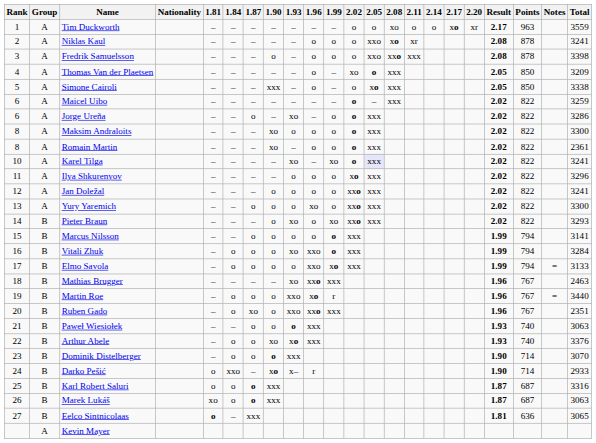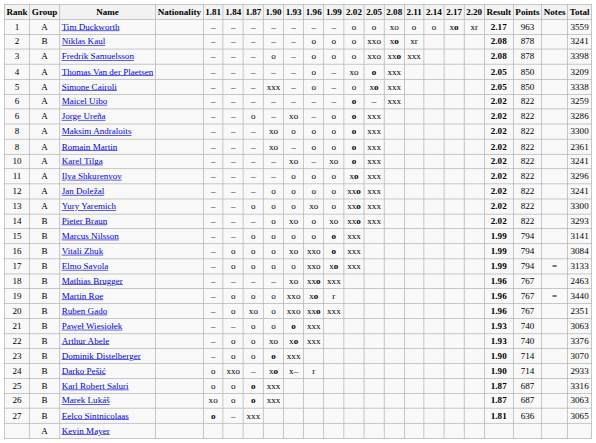(45, 42) A -> (45, 42) B
(374, 161) lavender background -> (374, 161) no background
(580, 251) 3284 -> (580, 251) 3084
